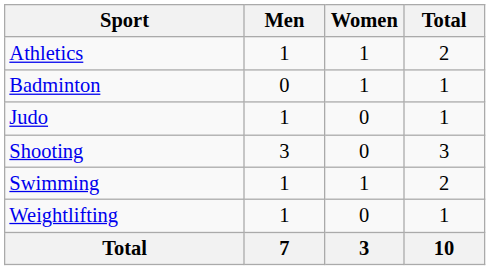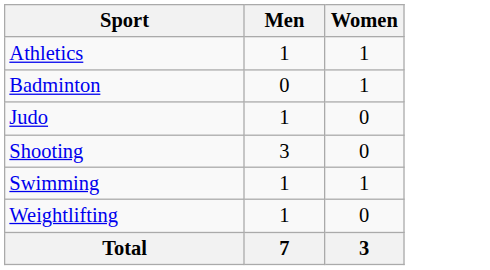- column: (444, 20)
